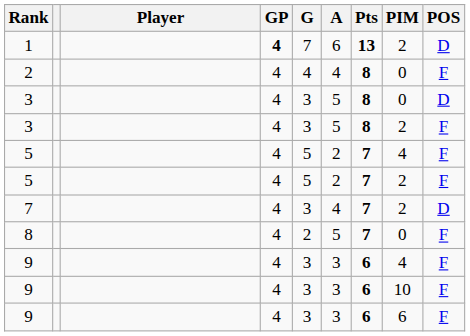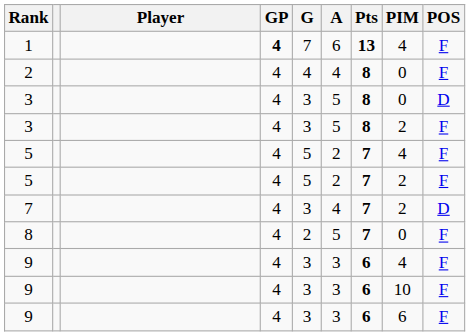(402, 45) 2 -> (402, 45) 4
(444, 45) D -> (444, 45) F
